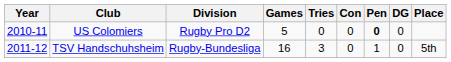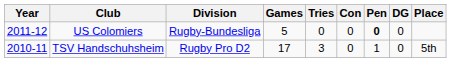(27, 31) 2010-11 -> (27, 31) 2011-12
(215, 31) Rugby Pro D2 -> (215, 31) Rugby-Bundesliga
(27, 48) 2011-12 -> (27, 48) 2010-11
(215, 48) Rugby-Bundesliga -> (215, 48) Rugby Pro D2
(284, 48) 16 -> (284, 48) 17
